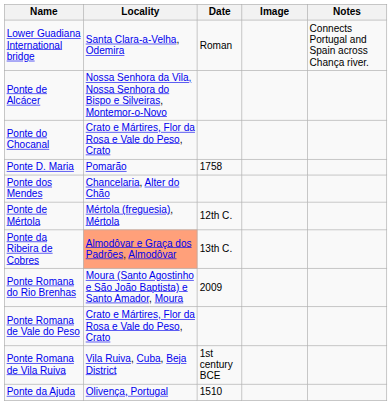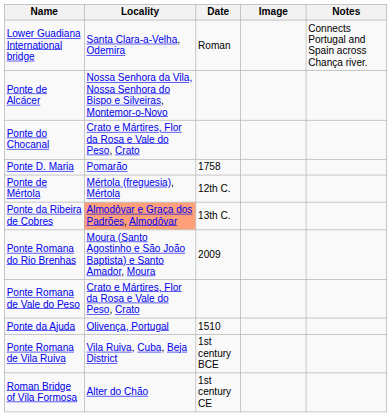- row: (29, 188)
rows swapped: (40, 365) <-> (41, 392)
+ row: (42, 392)
